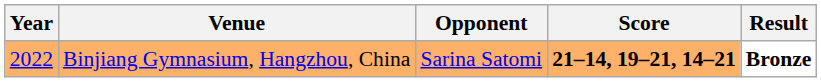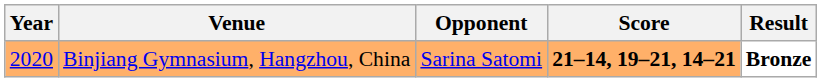(31, 58) 2022 -> (31, 58) 2020
